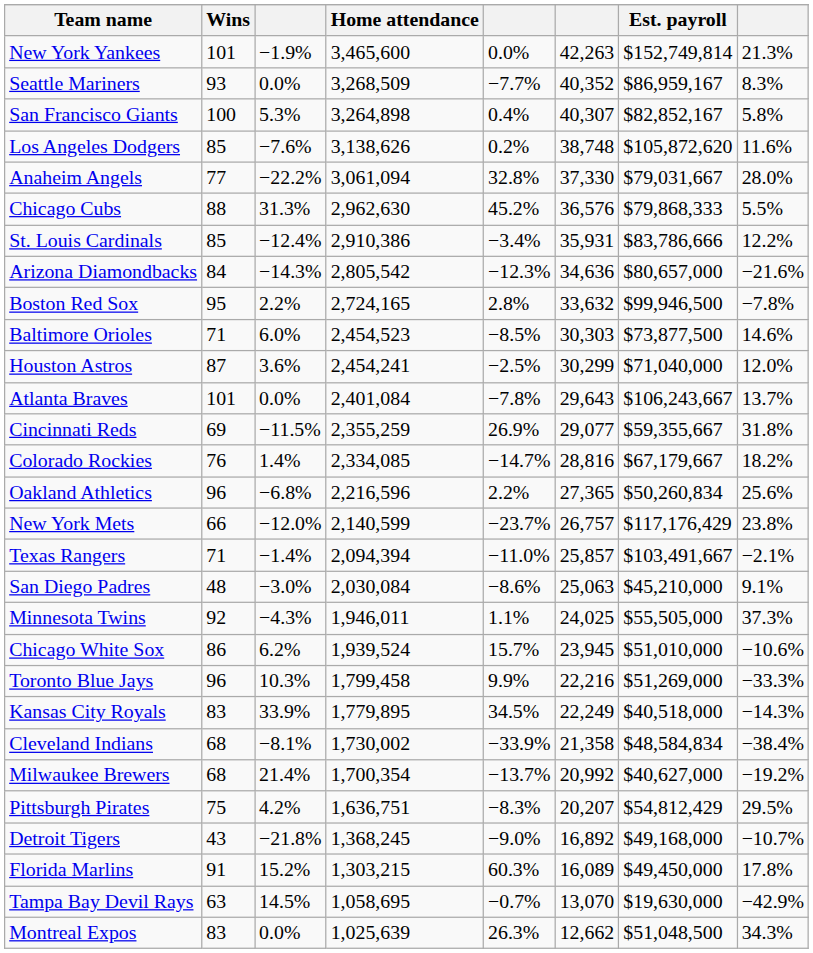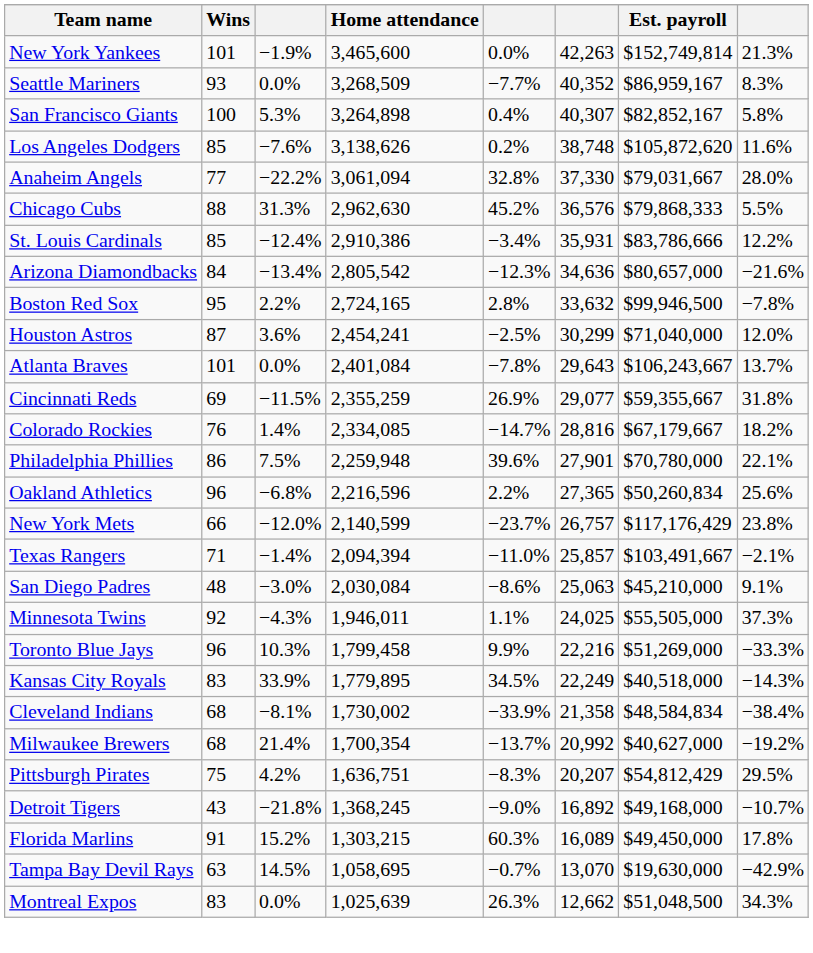(290, 271) −14.3% -> (290, 271) −13.4%
- row: (81, 334)
+ row: (91, 460)
- row: (87, 649)
